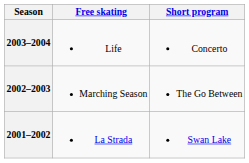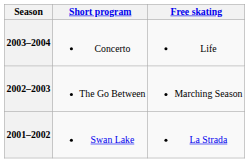columns swapped: (197, 12) <-> (101, 12)
